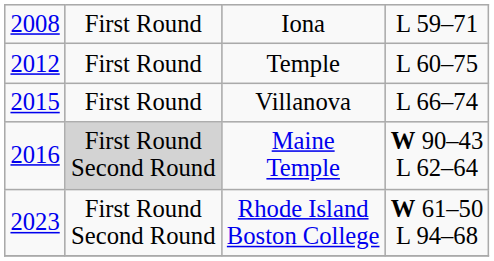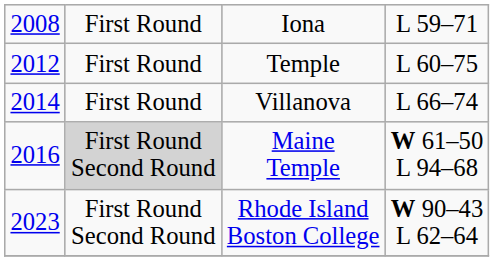(35, 102) 2015 -> (35, 102) 2014
(437, 155) W 90–43 L 62–64 -> (437, 155) W 61–50 L 94–68
(437, 221) W 61–50 L 94–68 -> (437, 221) W 90–43 L 62–64
